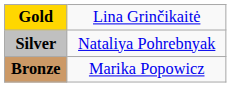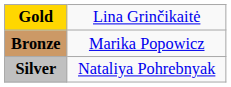rows swapped: (36, 43) <-> (36, 69)
